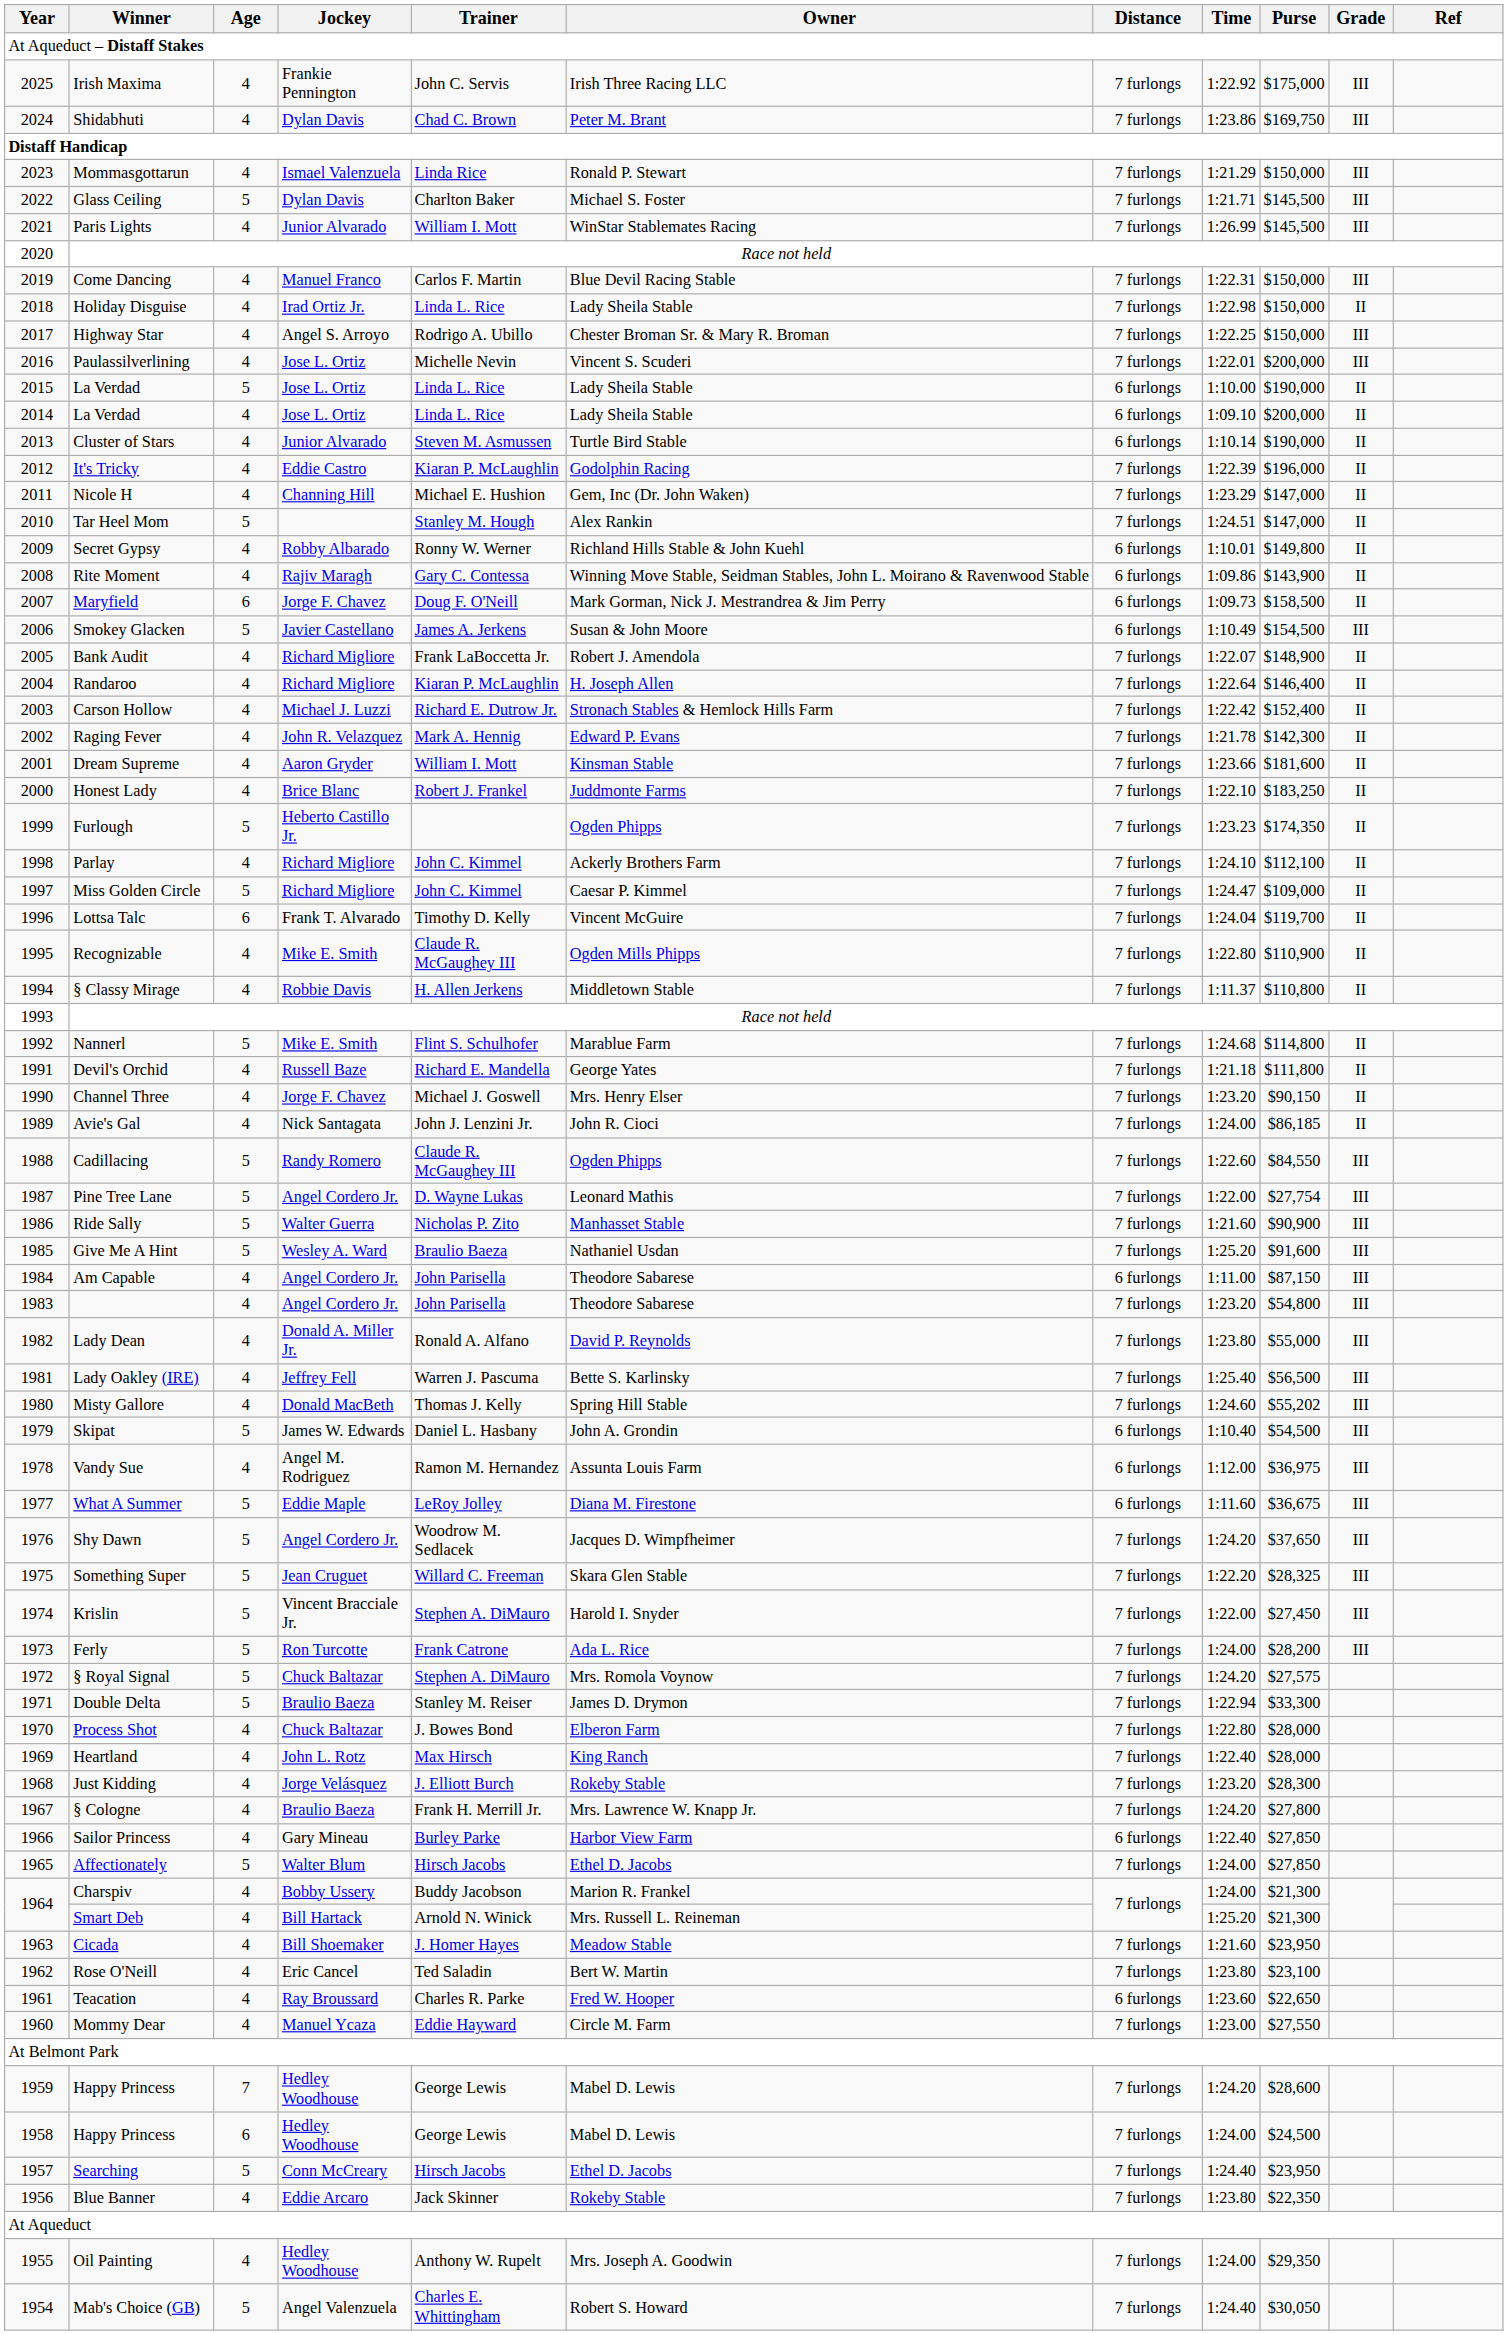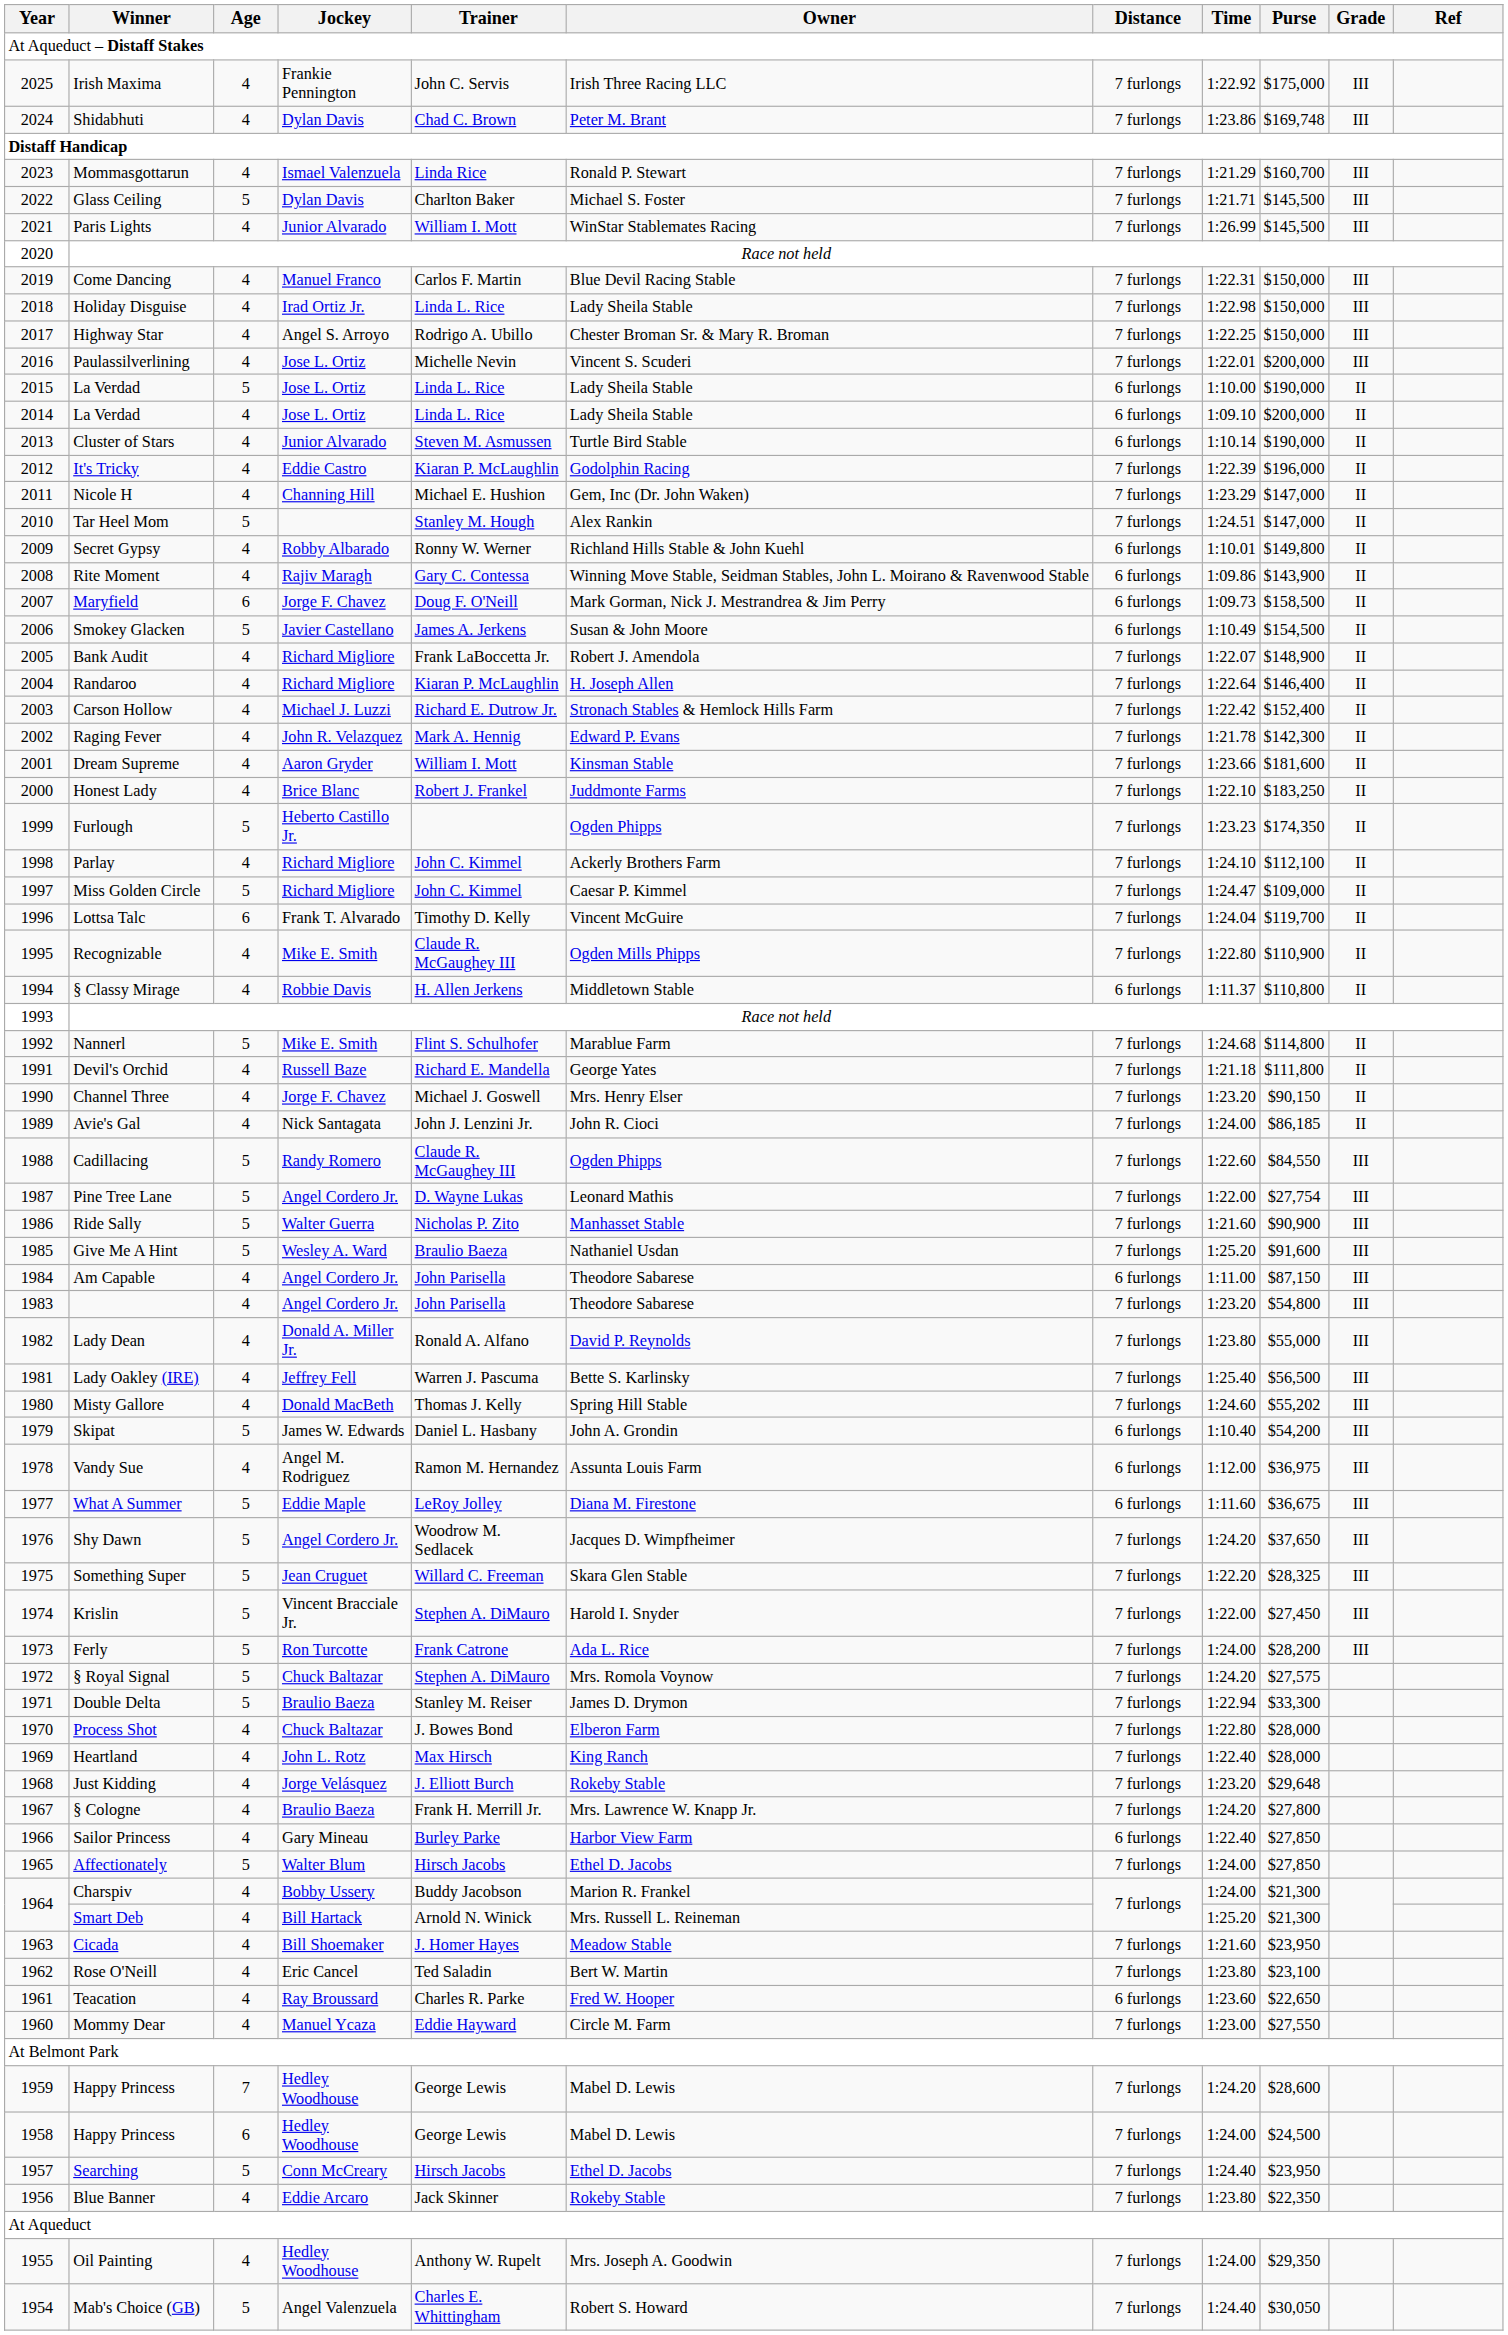(1294, 119) $169,750 -> (1294, 119) $169,748
(1294, 173) $150,000 -> (1294, 173) $160,700
(1361, 307) II -> (1361, 307) III
(1361, 629) III -> (1361, 629) II
(1148, 989) 7 furlongs -> (1148, 989) 6 furlongs
(1294, 1430) $54,500 -> (1294, 1430) $54,200
(1294, 1783) $28,300 -> (1294, 1783) $29,648
